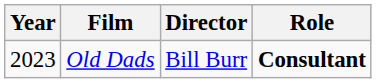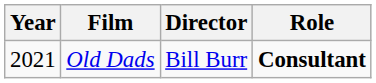(33, 58) 2023 -> (33, 58) 2021
